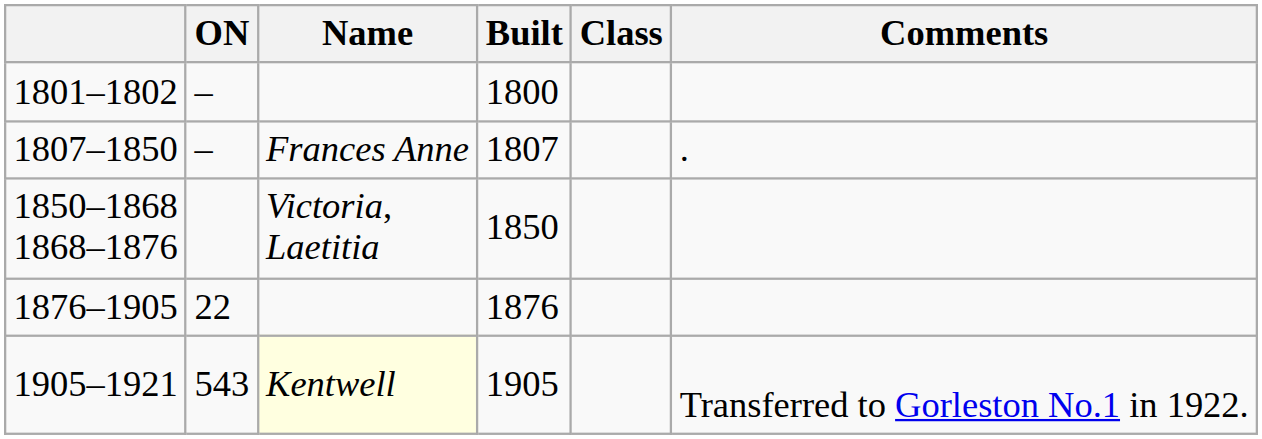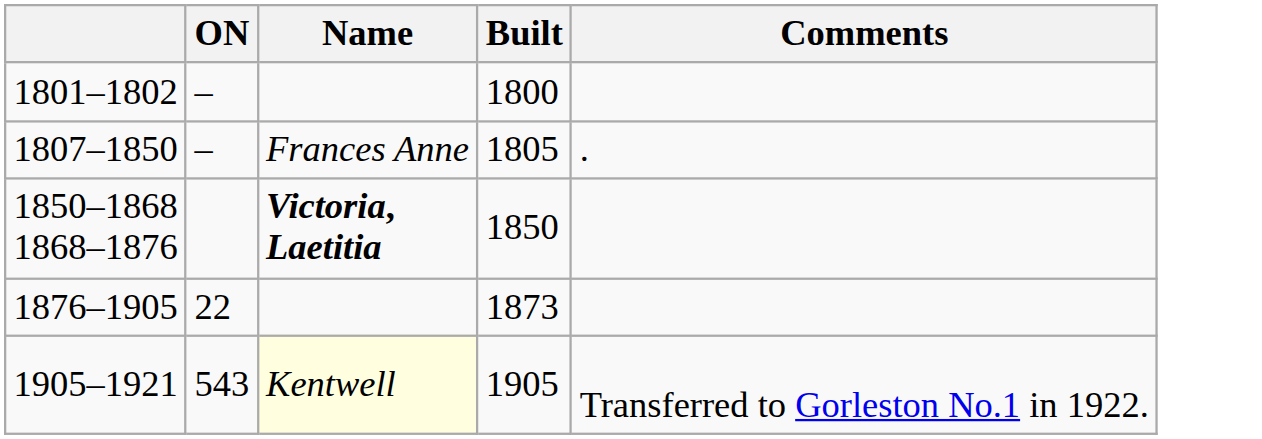- column: (621, 33)
(522, 149) 1807 -> (522, 149) 1805
(329, 227) normal -> (330, 227) bold
(522, 305) 1876 -> (522, 305) 1873
